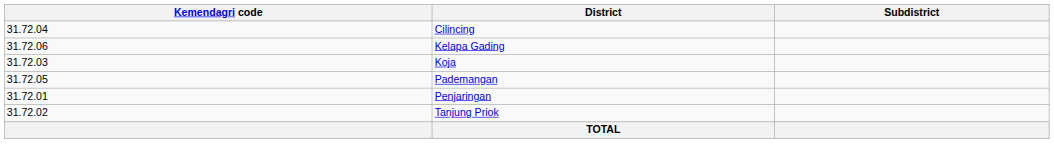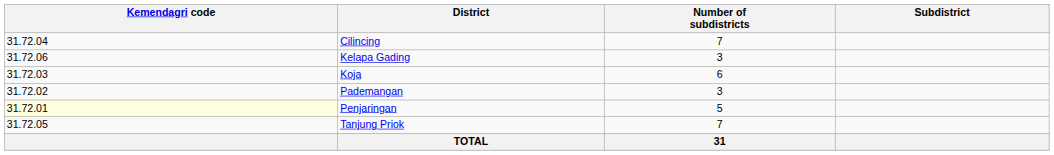+ column: (720, 18)
(27, 79) 31.72.05 -> (27, 91) 31.72.02
(27, 96) no background -> (27, 108) lightyellow background
(27, 113) 31.72.02 -> (27, 125) 31.72.05
